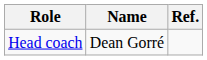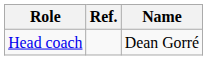columns swapped: (127, 17) <-> (185, 17)
